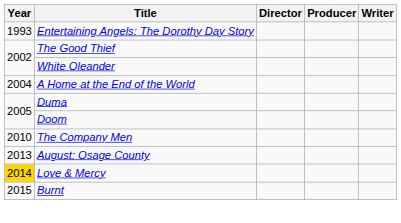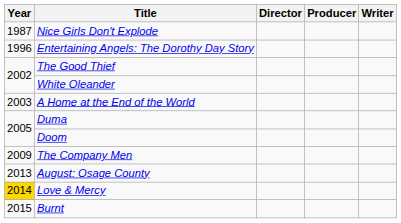+ row: (98, 31)
(19, 31) 1993 -> (19, 48) 1996
(19, 84) 2004 -> (19, 102) 2003
(19, 137) 2010 -> (19, 155) 2009
